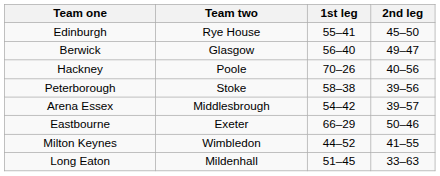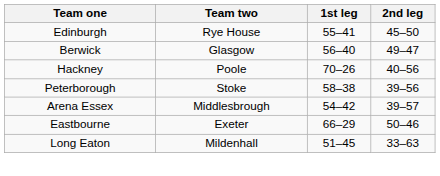- row: (80, 143)
